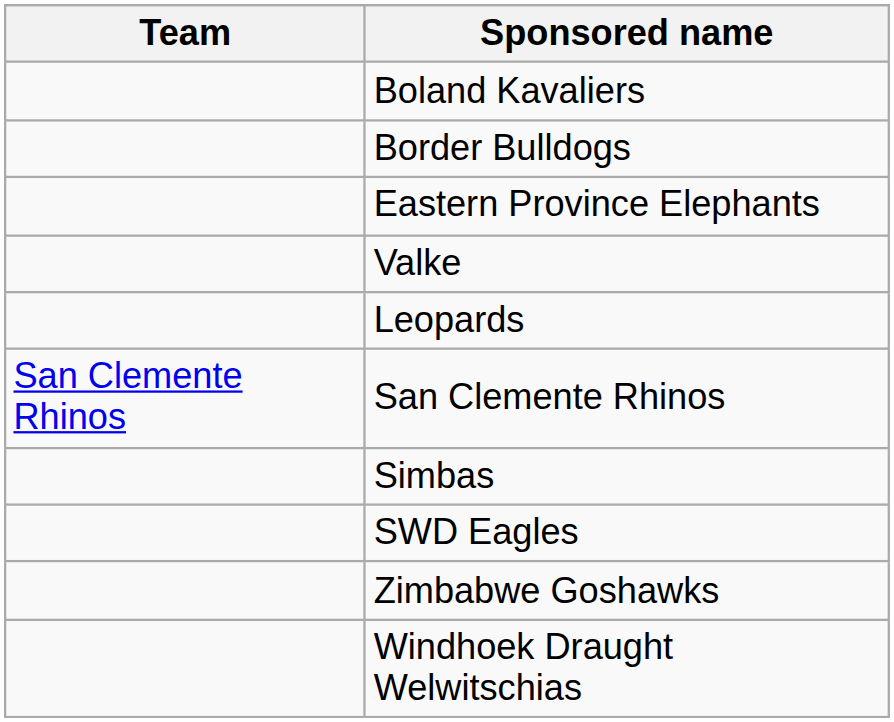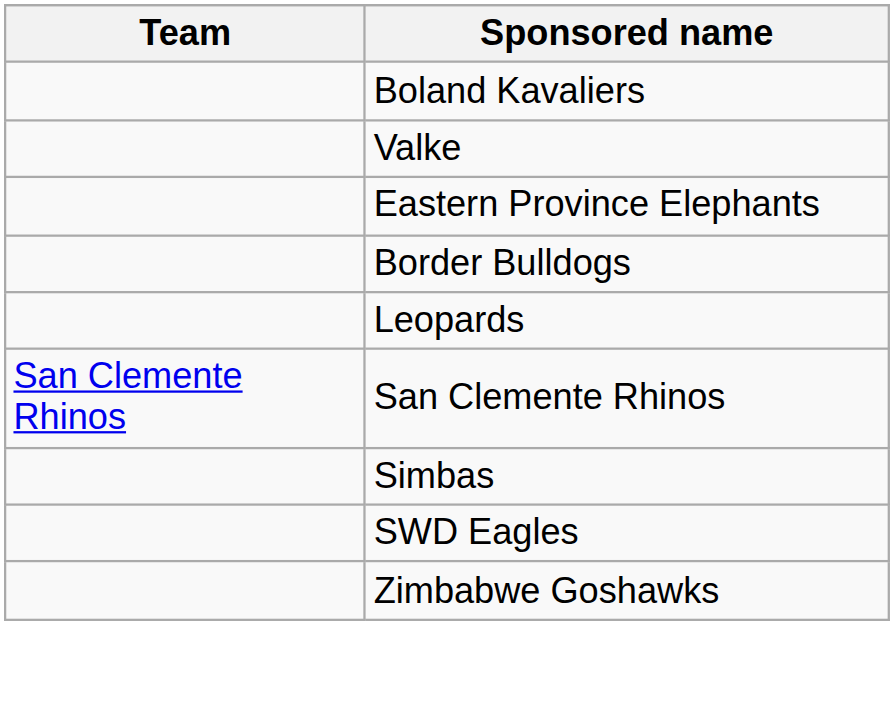rows swapped: (502, 147) <-> (418, 262)
- row: (523, 667)
